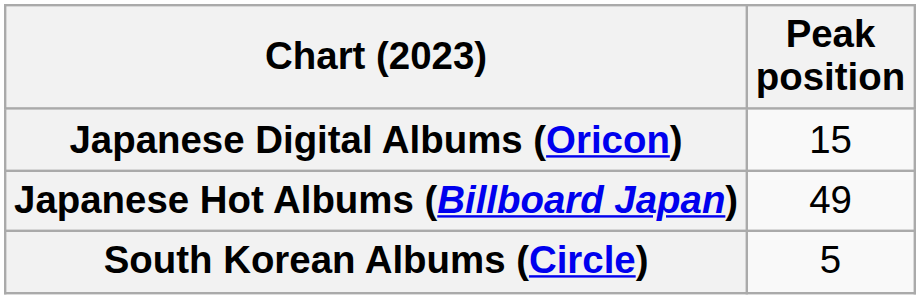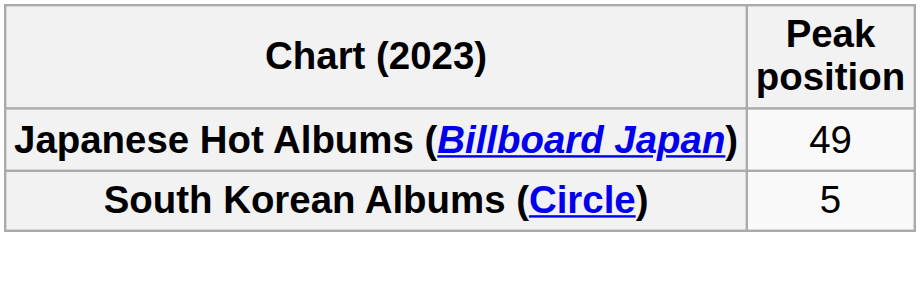- row: (376, 139)
